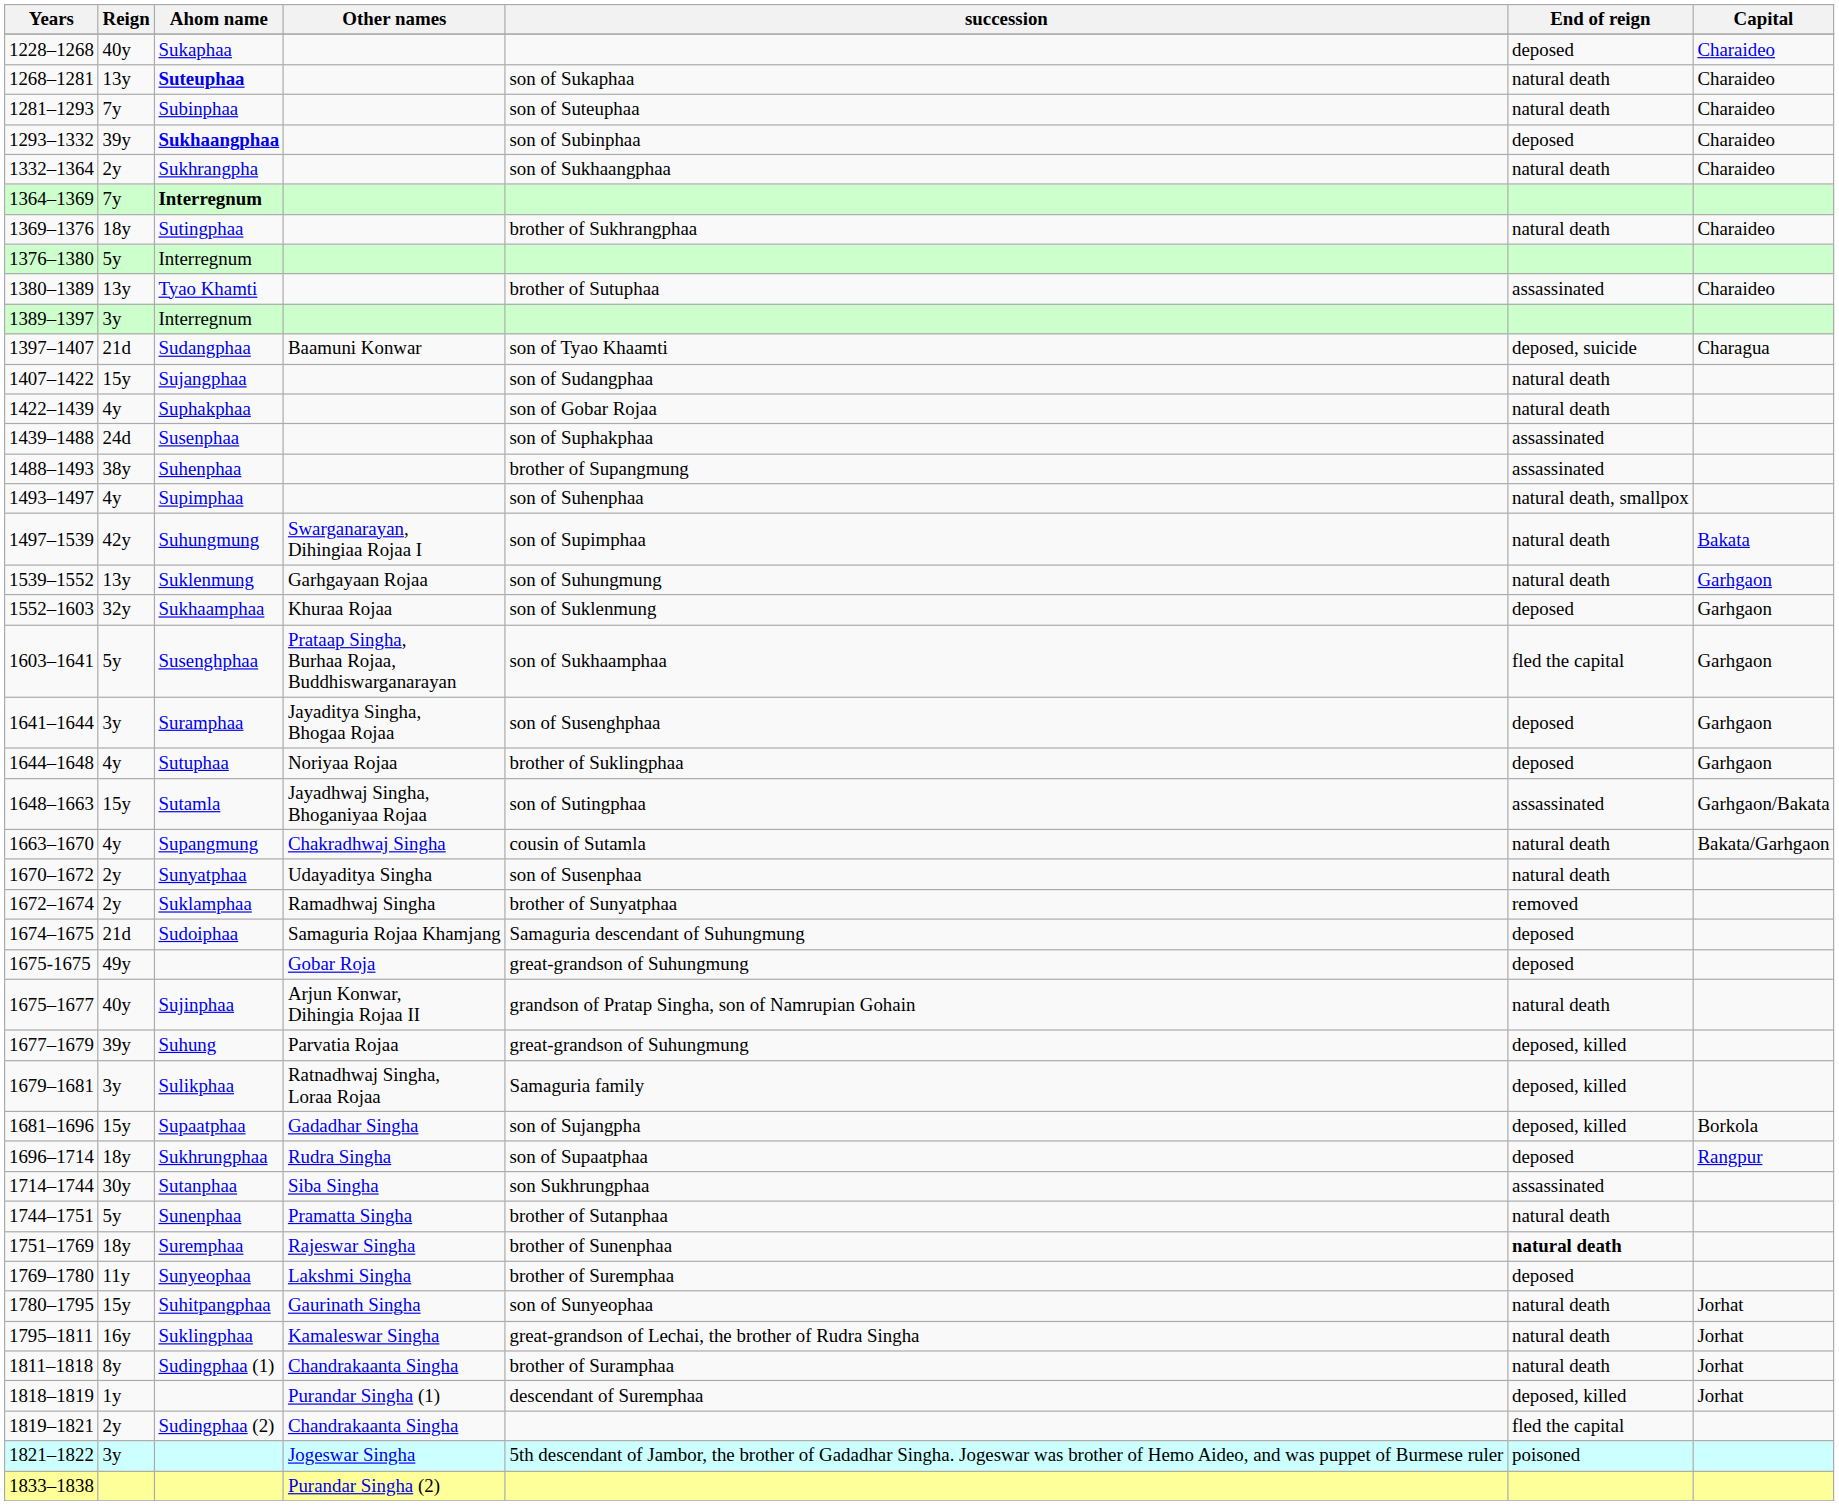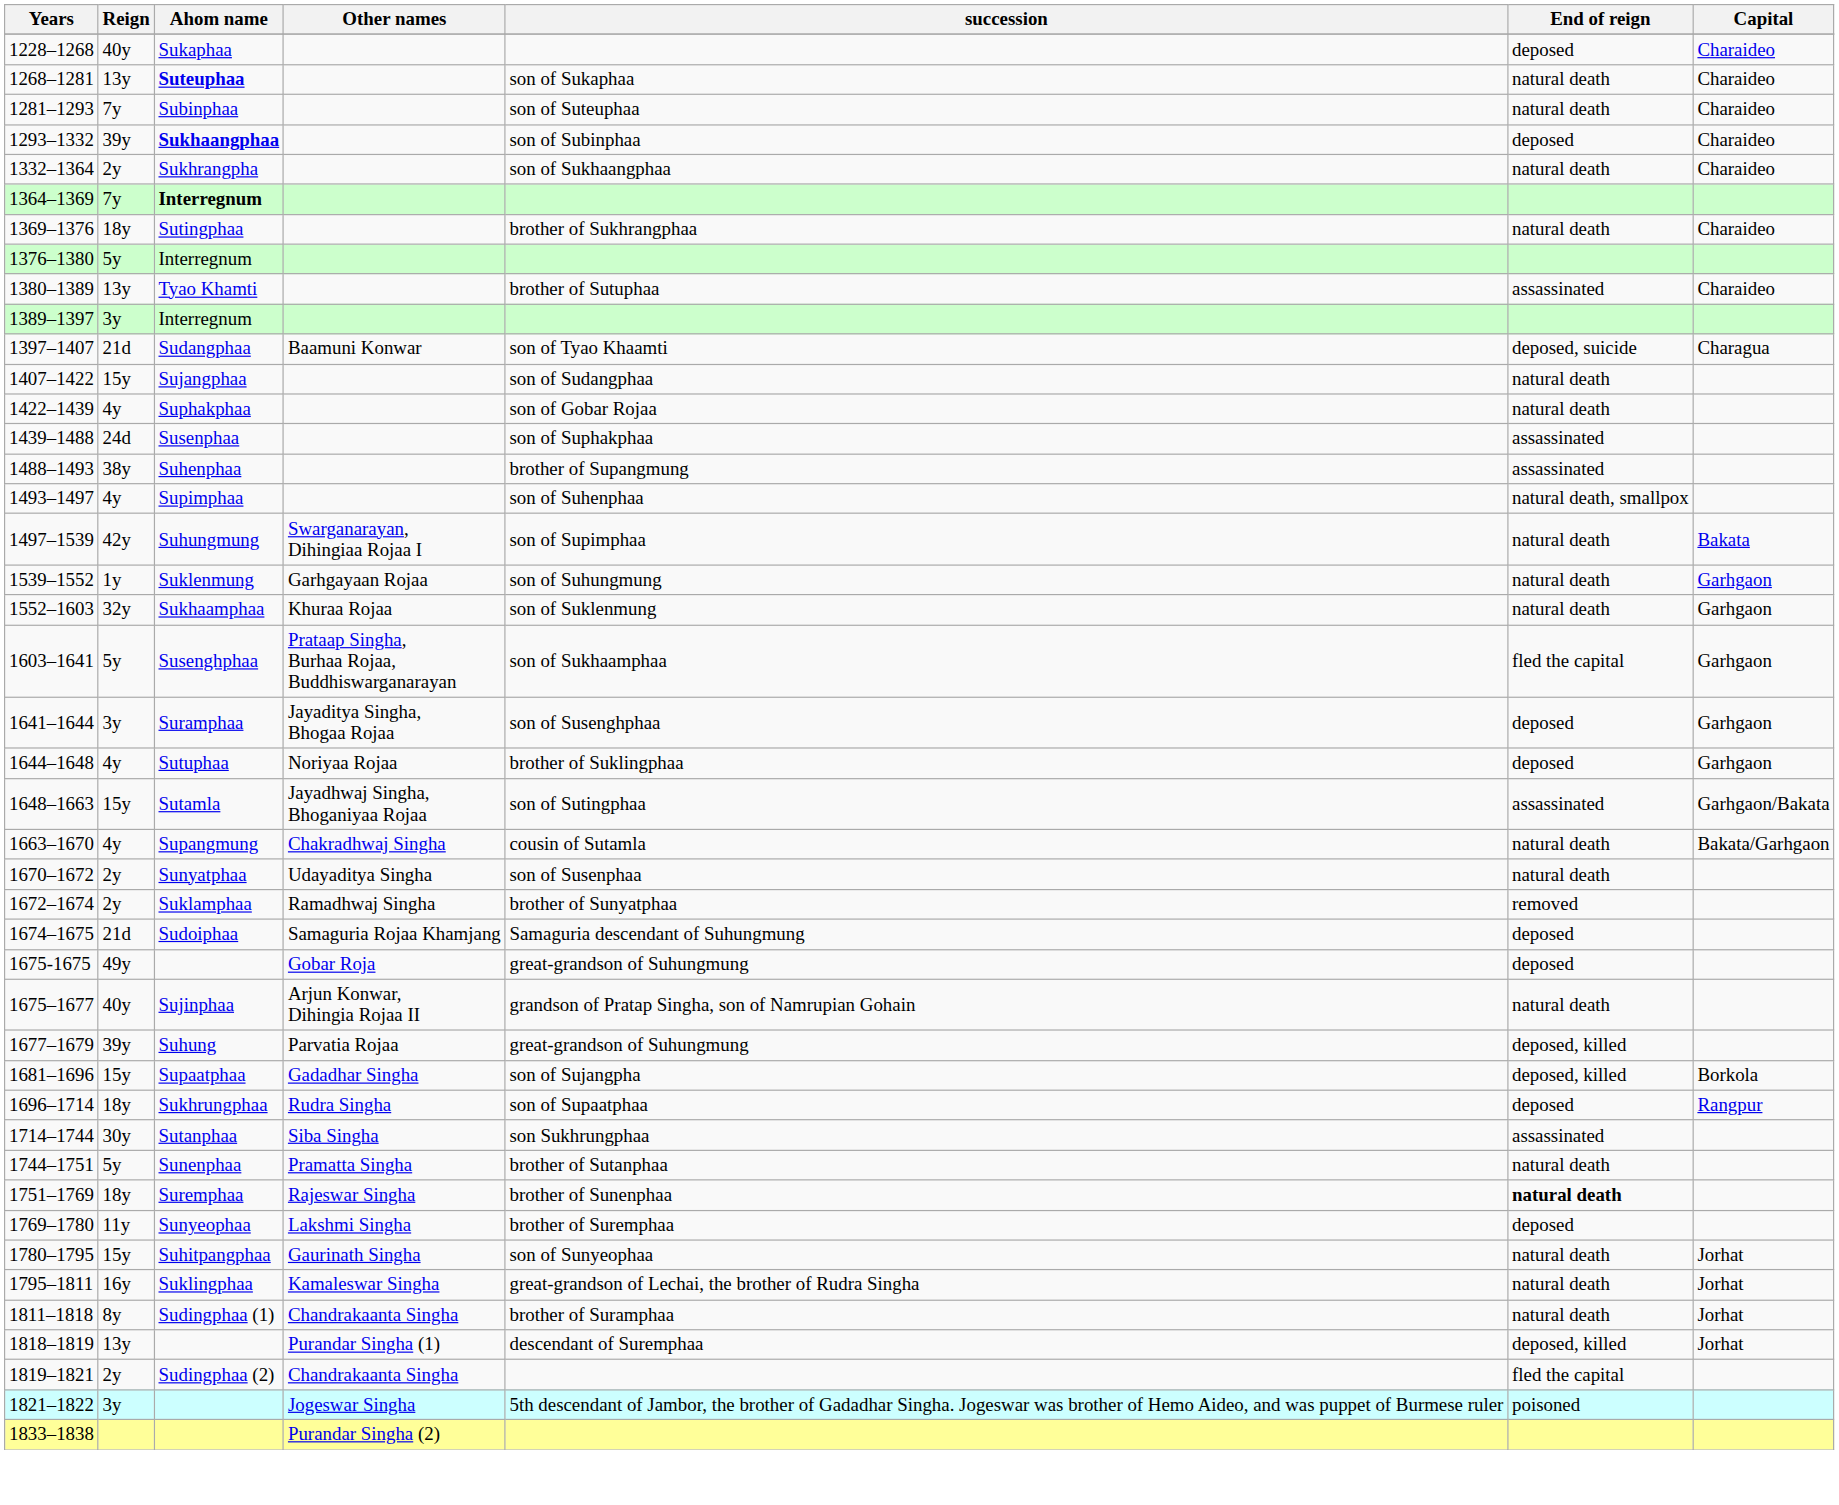(117, 579) 13y -> (112, 579) 1y
(1543, 609) deposed -> (1561, 609) natural death
- row: (51, 1085)
(112, 1395) 1y -> (117, 1344) 13y
